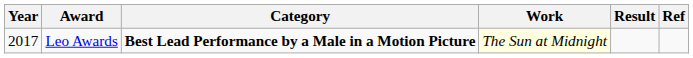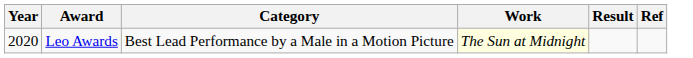(23, 40) 2017 -> (23, 40) 2020
(300, 40) bold -> (289, 40) normal
